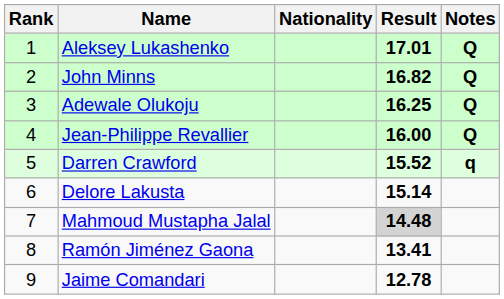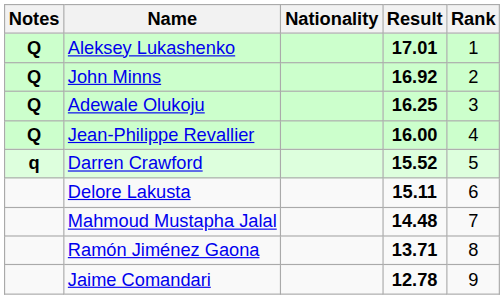columns swapped: (31, 18) <-> (470, 18)
(409, 76) 16.82 -> (415, 76) 16.92
(409, 192) 15.14 -> (415, 192) 15.11
(409, 221) lightgrey background -> (415, 221) no background
(409, 250) 13.41 -> (415, 250) 13.71
